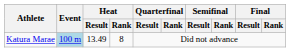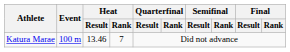(70, 40) lightblue background -> (70, 40) no background
(97, 40) 13.49 -> (97, 40) 13.46
(122, 40) 8 -> (122, 40) 7
